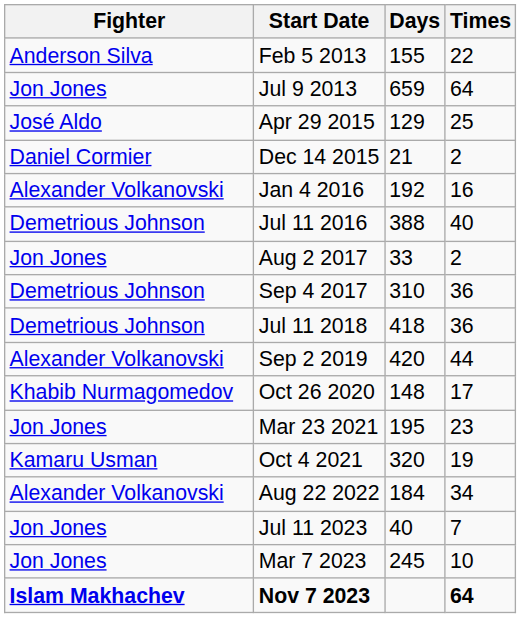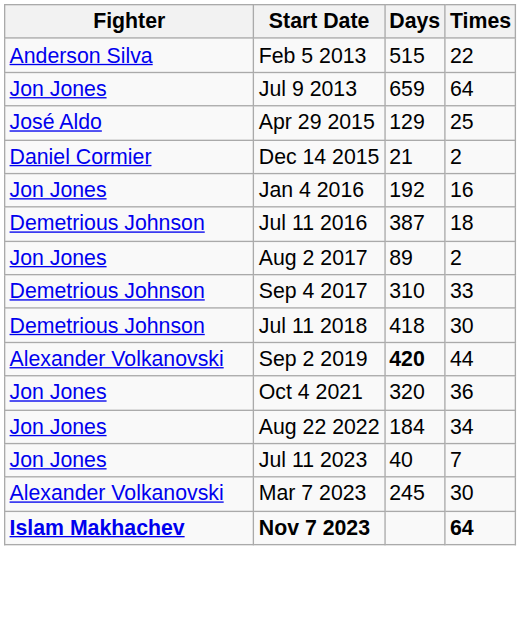(407, 55) 155 -> (407, 55) 515
(117, 190) Alexander Volkanovski -> (58, 190) Jon Jones
(407, 223) 388 -> (407, 223) 387
(462, 223) 40 -> (462, 223) 18
(401, 257) 33 -> (401, 257) 89
(462, 291) 36 -> (462, 291) 33
(462, 325) 36 -> (462, 325) 30
(407, 358) normal -> (407, 358) bold
- row: (317, 392)
- row: (319, 426)
(83, 460) Kamaru Usman -> (58, 392) Jon Jones
(462, 460) 19 -> (462, 392) 36
(117, 493) Alexander Volkanovski -> (58, 426) Jon Jones
(58, 561) Jon Jones -> (117, 493) Alexander Volkanovski
(462, 561) 10 -> (462, 493) 30
